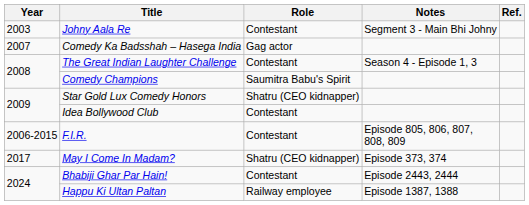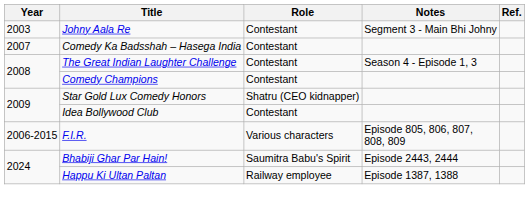(269, 46) Gag actor -> (272, 46) Contestant
(298, 79) Saumitra Babu's Spirit -> (272, 79) Contestant
(272, 136) Contestant -> (290, 136) Various characters
- row: (118, 158)
(272, 175) Contestant -> (298, 158) Saumitra Babu's Spirit
